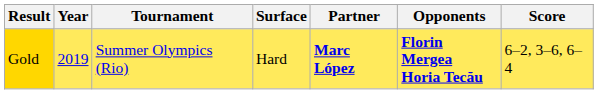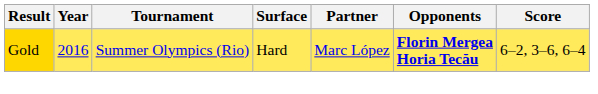(73, 58) 2019 -> (73, 50) 2016
(334, 58) bold -> (352, 50) normal
